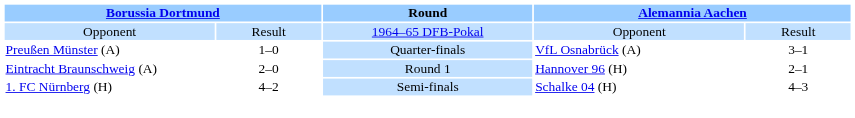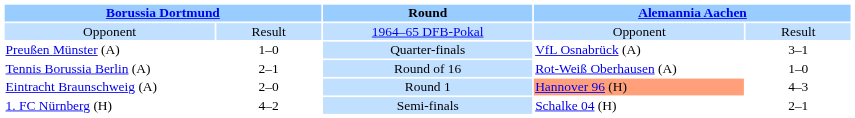+ row: (78, 68)
(581, 68) no background -> (581, 87) lightsalmon background
(798, 68) 2–1 -> (798, 87) 4–3
(798, 87) 4–3 -> (798, 105) 2–1
